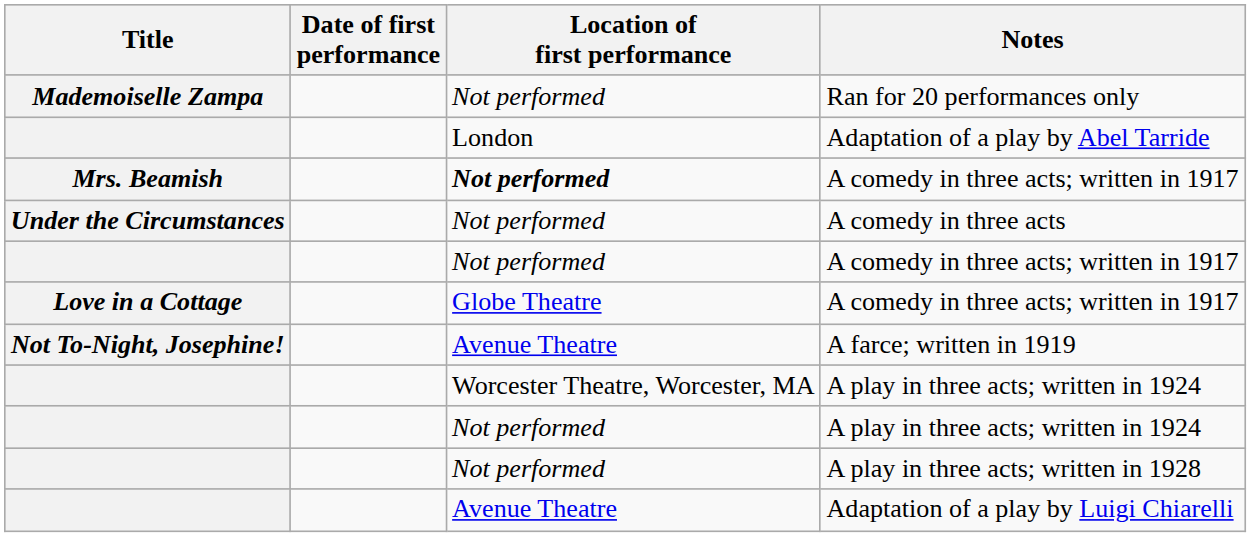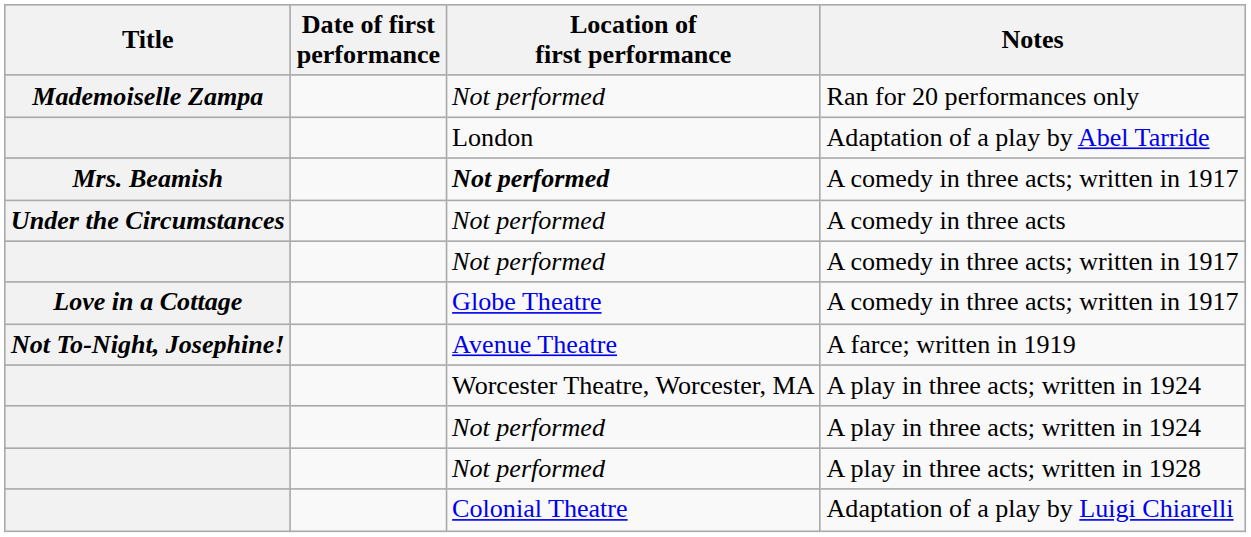(535, 509) Avenue Theatre -> (540, 509) Colonial Theatre
